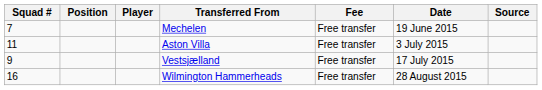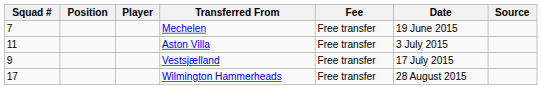(12, 77) 16 -> (12, 77) 17
